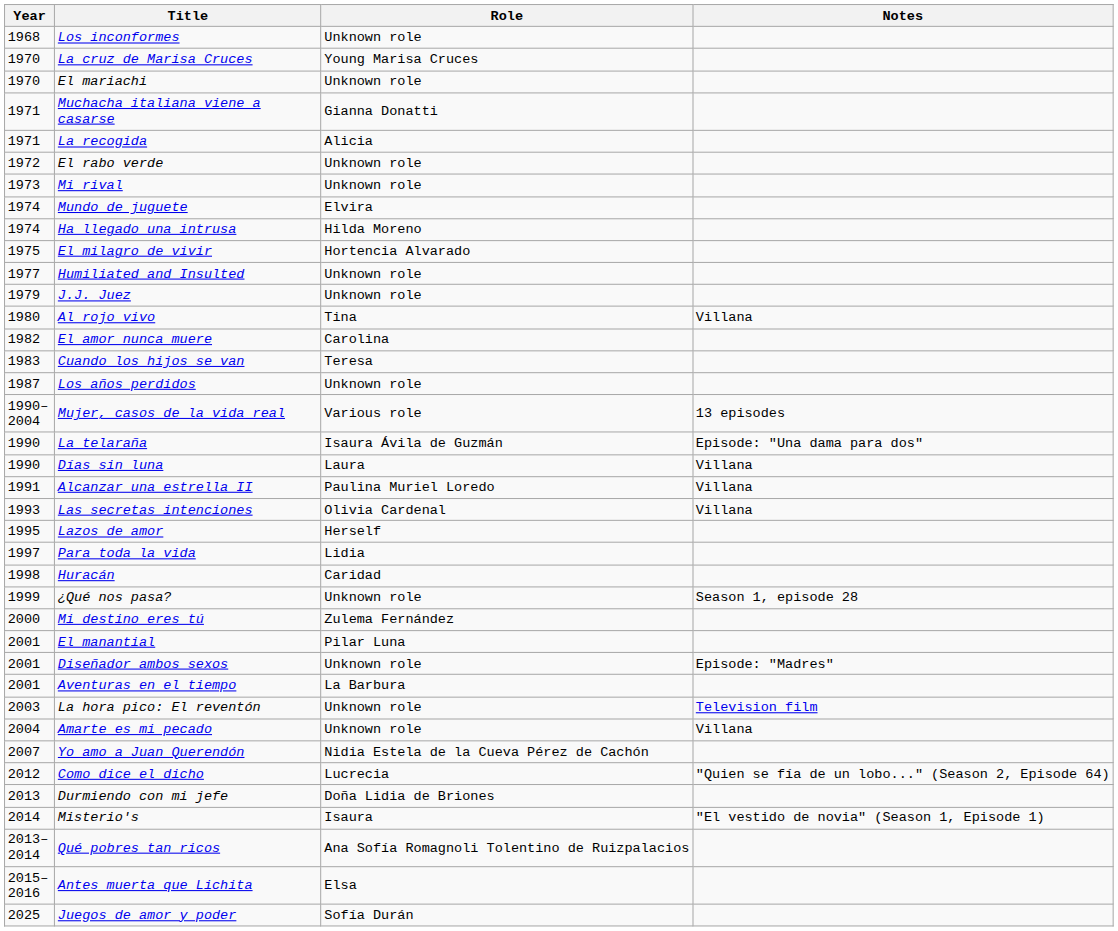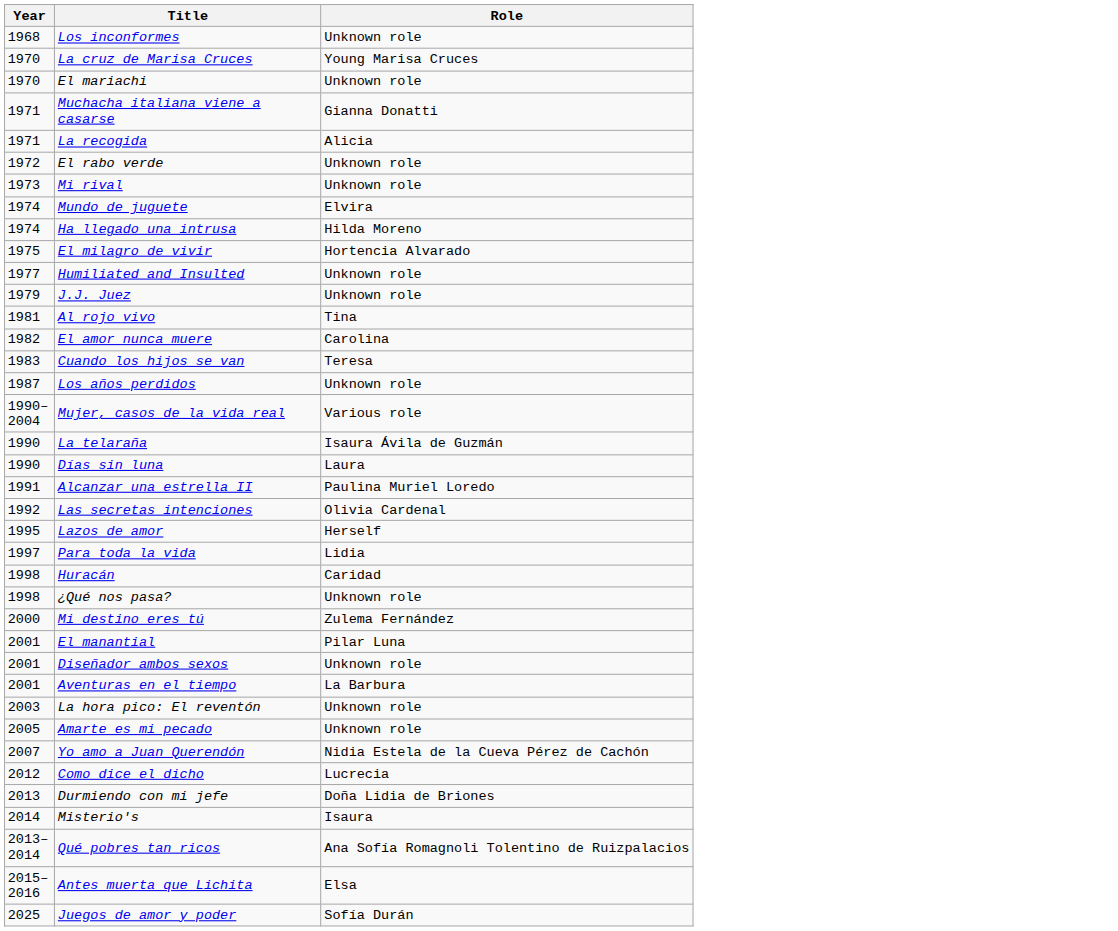- column: (903, 16)
(24, 318) 1980 -> (24, 318) 1981
(24, 509) 1993 -> (24, 509) 1992
(24, 598) 1999 -> (24, 598) 1998
(24, 730) 2004 -> (24, 730) 2005
